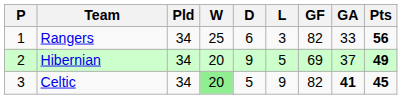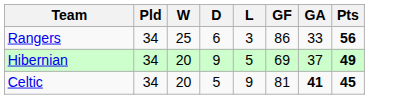- column: (21, 15)
(315, 37) 82 -> (282, 37) 86
(216, 82) lightgreen background -> (183, 82) no background
(315, 82) 82 -> (282, 82) 81
